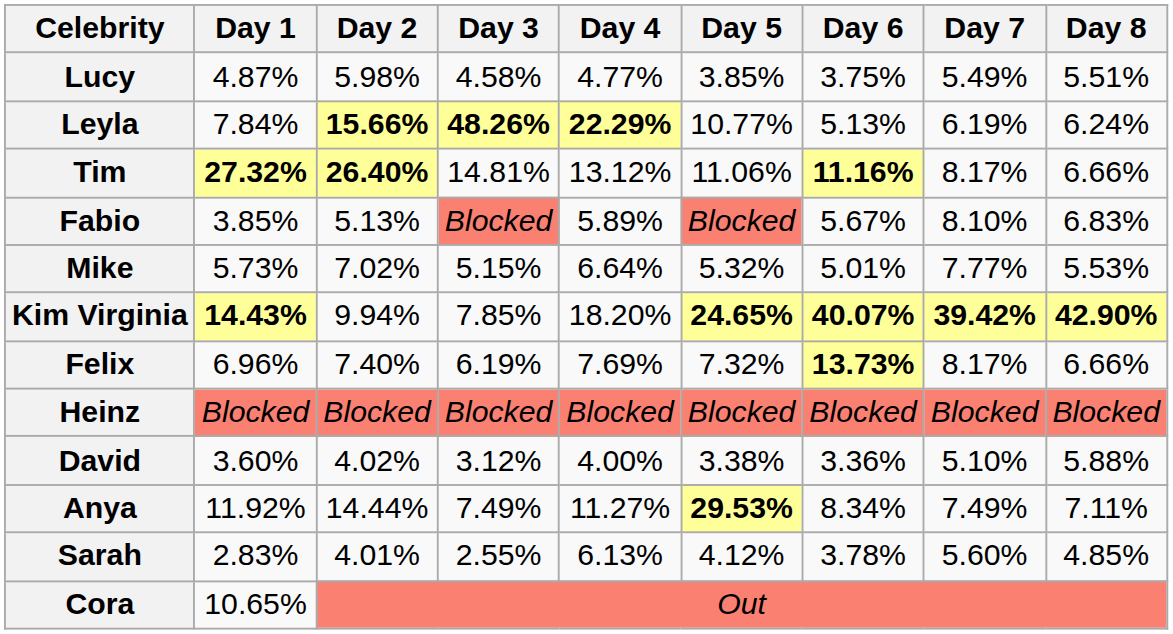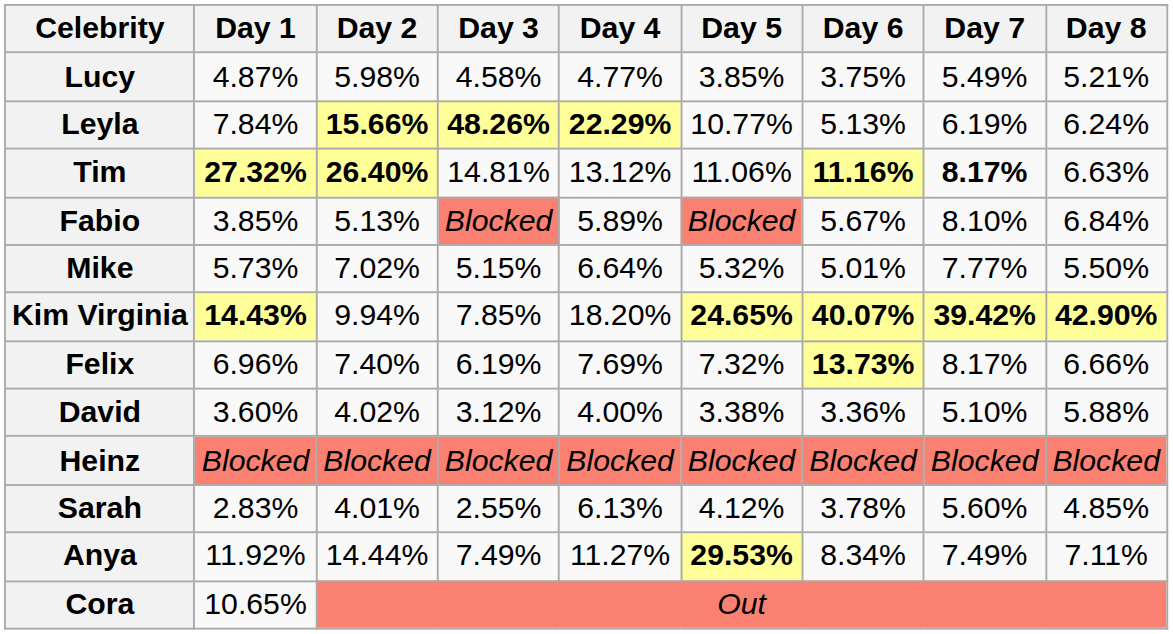(1106, 76) 5.51% -> (1106, 76) 5.21%
(985, 172) normal -> (985, 172) bold
(1106, 172) 6.66% -> (1106, 172) 6.63%
(1106, 220) 6.83% -> (1106, 220) 6.84%
(1106, 268) 5.53% -> (1106, 268) 5.50%
rows swapped: (100, 412) <-> (100, 460)
rows swapped: (100, 508) <-> (100, 556)
